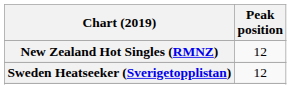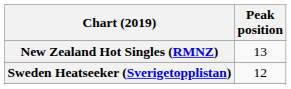(260, 51) 12 -> (260, 51) 13
